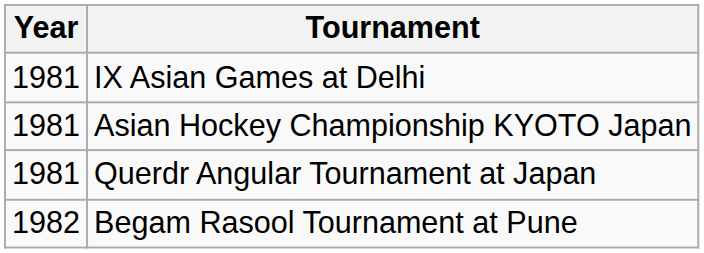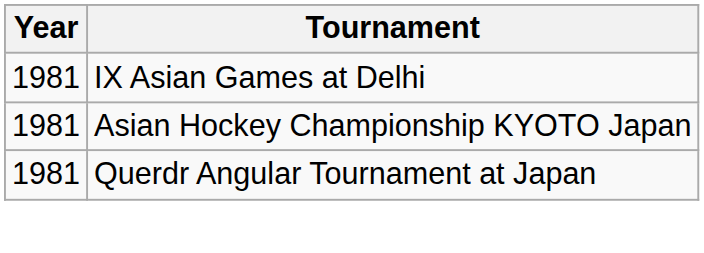- row: (336, 222)
